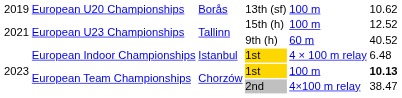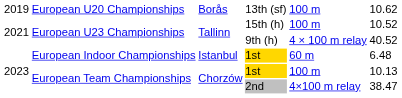(384, 24) 12.52 -> (384, 24) 10.52
(302, 40) 60 m -> (328, 40) 4 × 100 m relay
(328, 55) 4 × 100 m relay -> (302, 55) 60 m
(384, 71) bold -> (384, 71) normal
